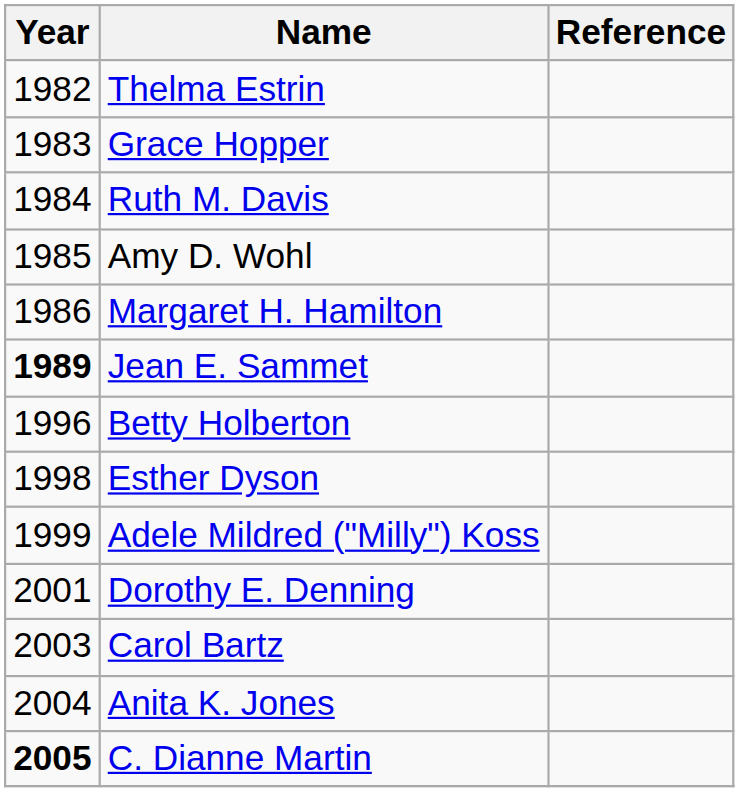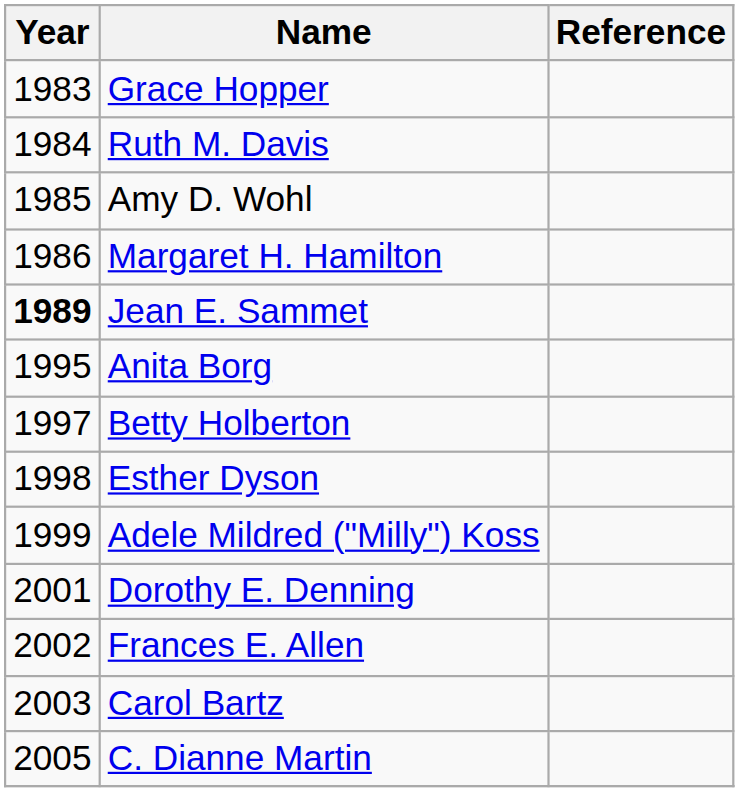- row: (216, 88)
+ row: (190, 367)
(52, 423) 1996 -> (52, 423) 1997
+ row: (236, 646)
- row: (221, 702)
(52, 758) bold -> (52, 758) normal
